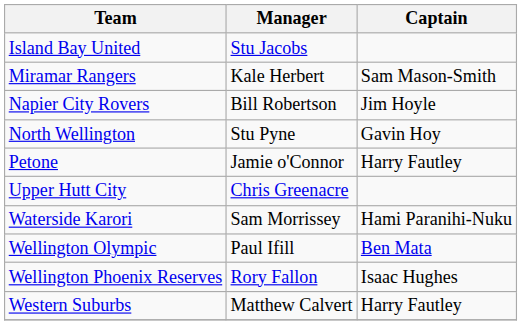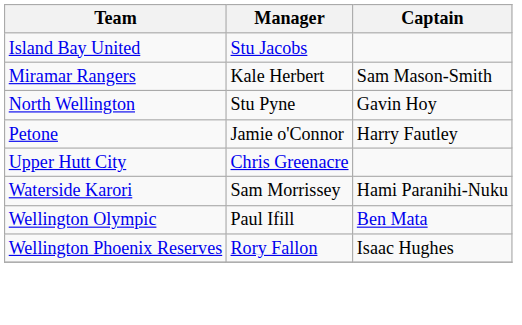- row: (79, 104)
- row: (70, 305)
